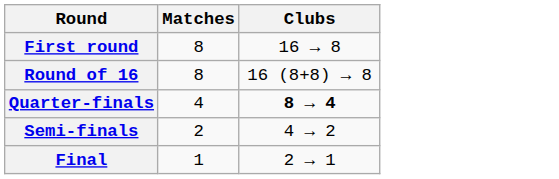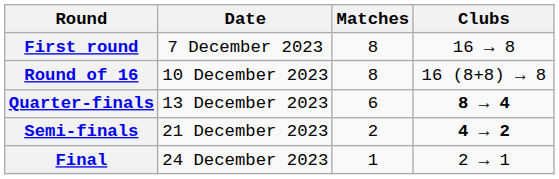+ column: (245, 19)
(199, 103) 4 -> (373, 103) 6
(310, 131) normal -> (484, 131) bold
